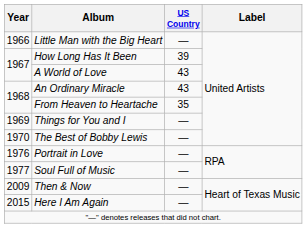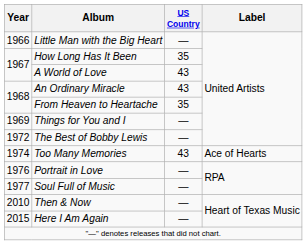(183, 56) 39 -> (183, 56) 35
(18, 137) 1970 -> (18, 137) 1972
+ row: (80, 154)
(18, 186) 2009 -> (18, 202) 2010
